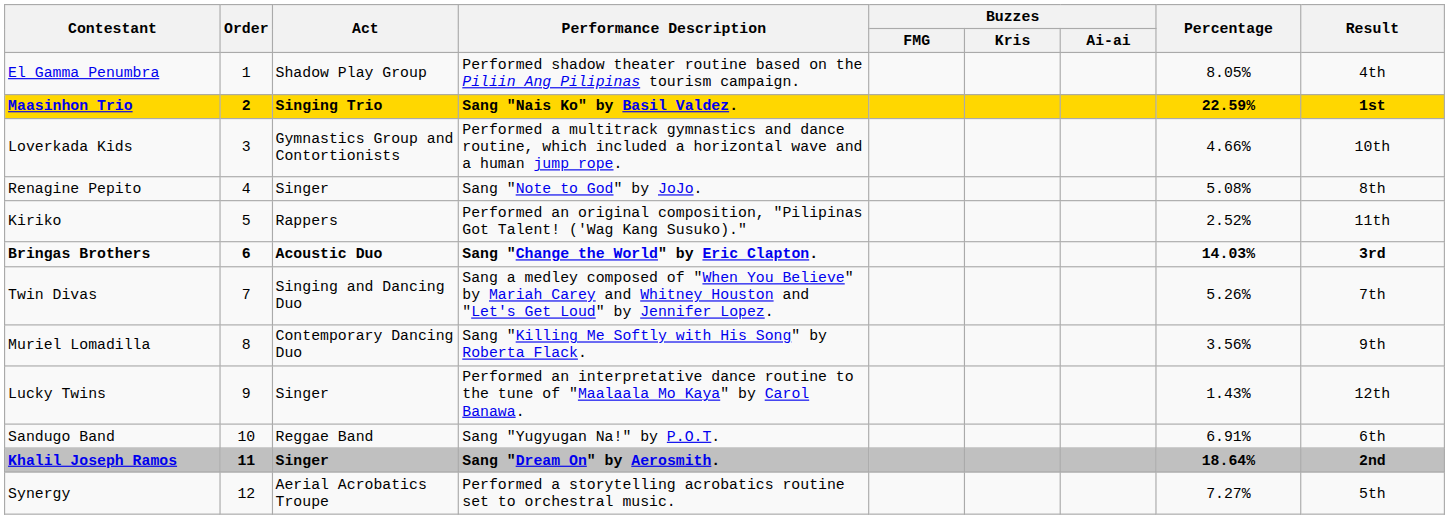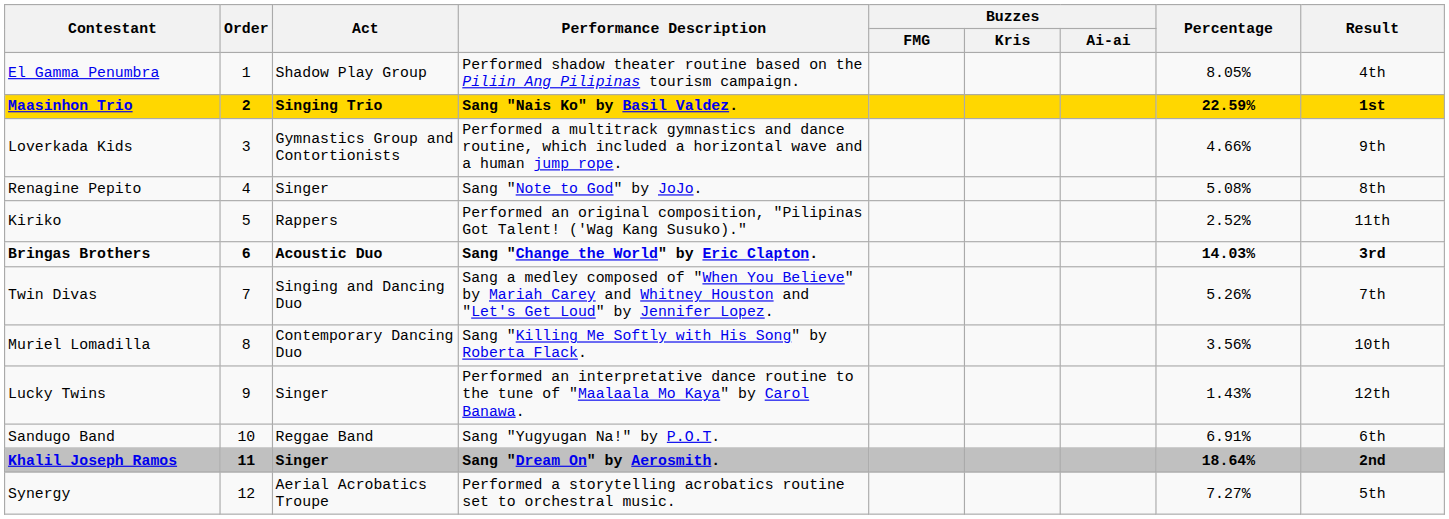(1372, 147) 10th -> (1372, 147) 9th
(1372, 345) 9th -> (1372, 345) 10th
